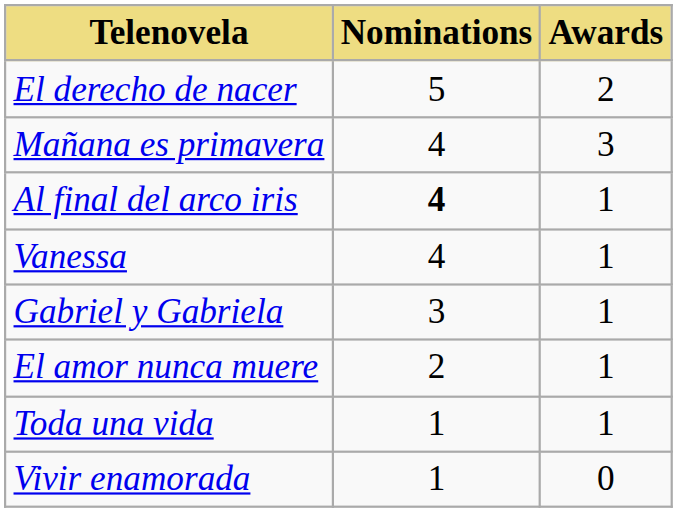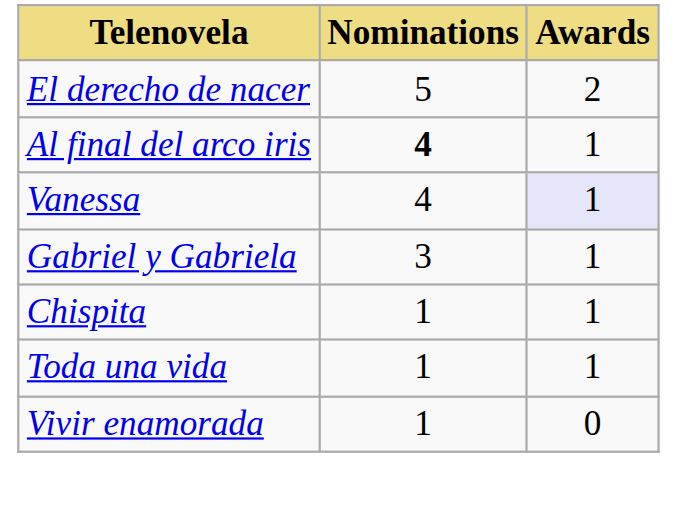- row: (169, 144)
(606, 255) no background -> (593, 199) lavender background
- row: (166, 367)
+ row: (87, 311)
